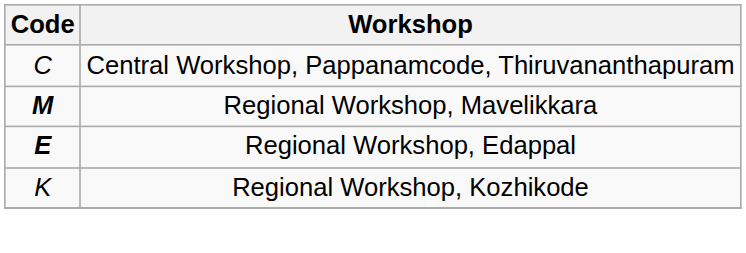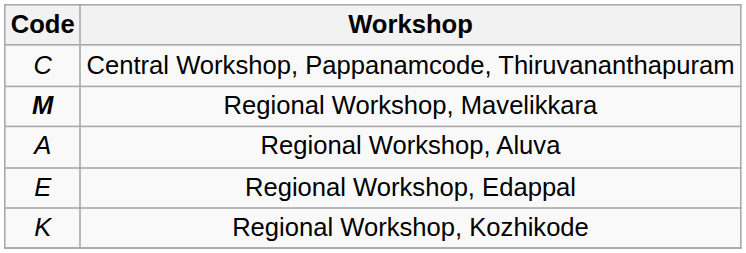+ row: (410, 146)
(43, 146) bold -> (43, 187) normal
